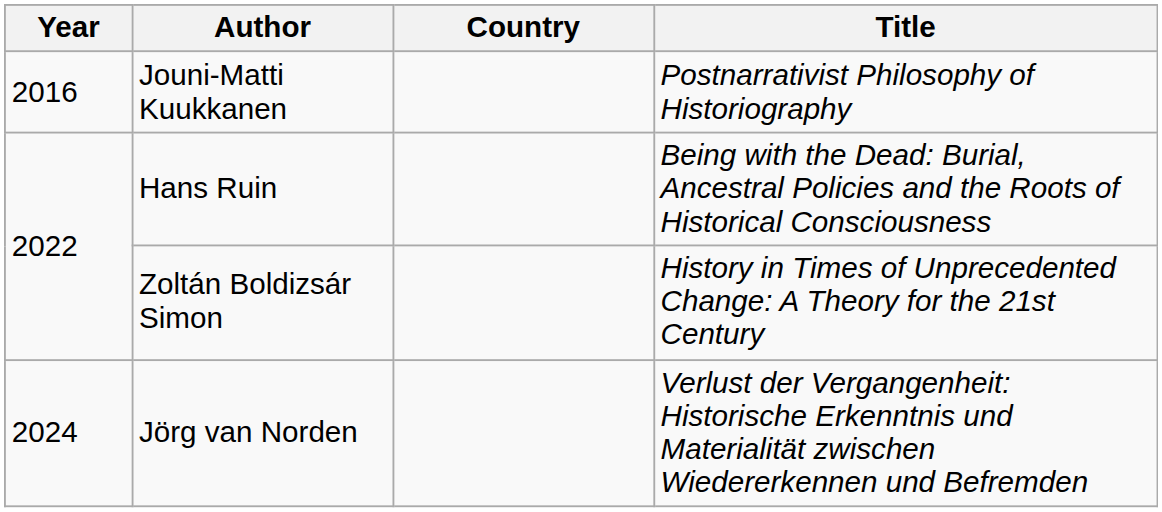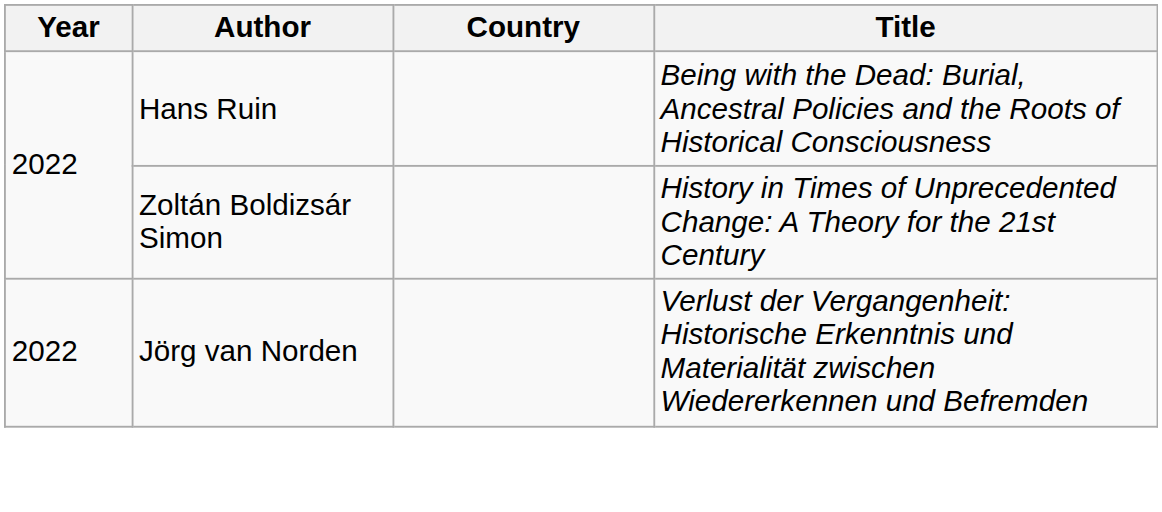- row: (213, 91)
(45, 432) 2024 -> (45, 351) 2022
